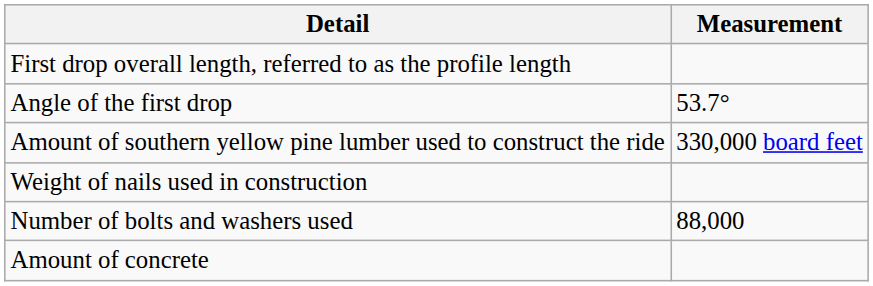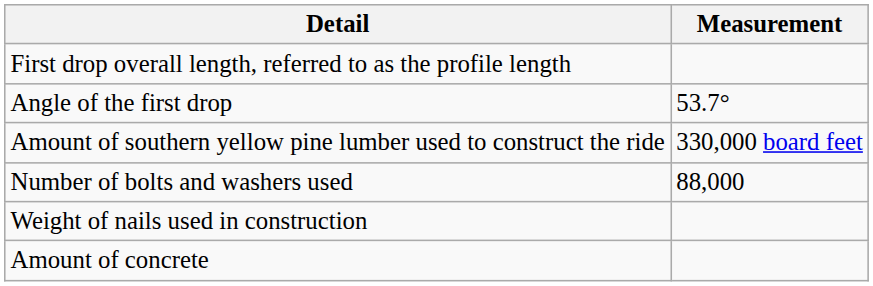rows swapped: (189, 181) <-> (182, 220)
